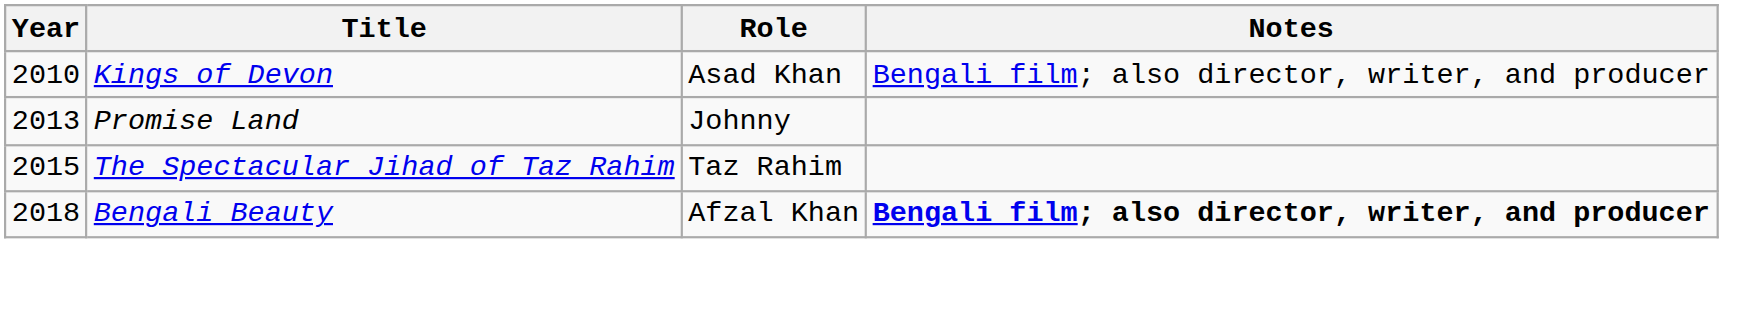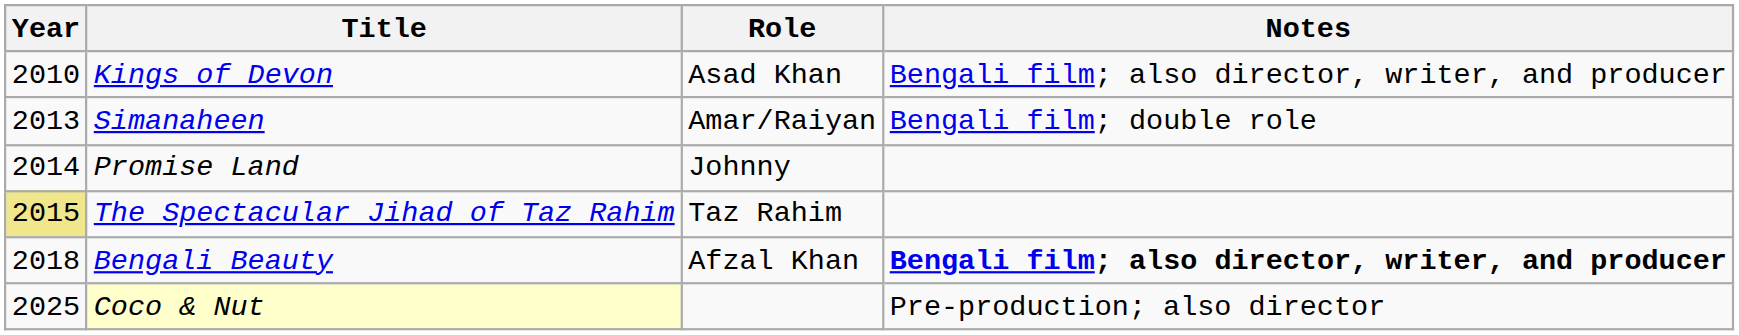+ row: (179, 121)
(46, 121) 2013 -> (46, 167) 2014
(46, 167) no background -> (46, 214) khaki background
+ row: (179, 307)
